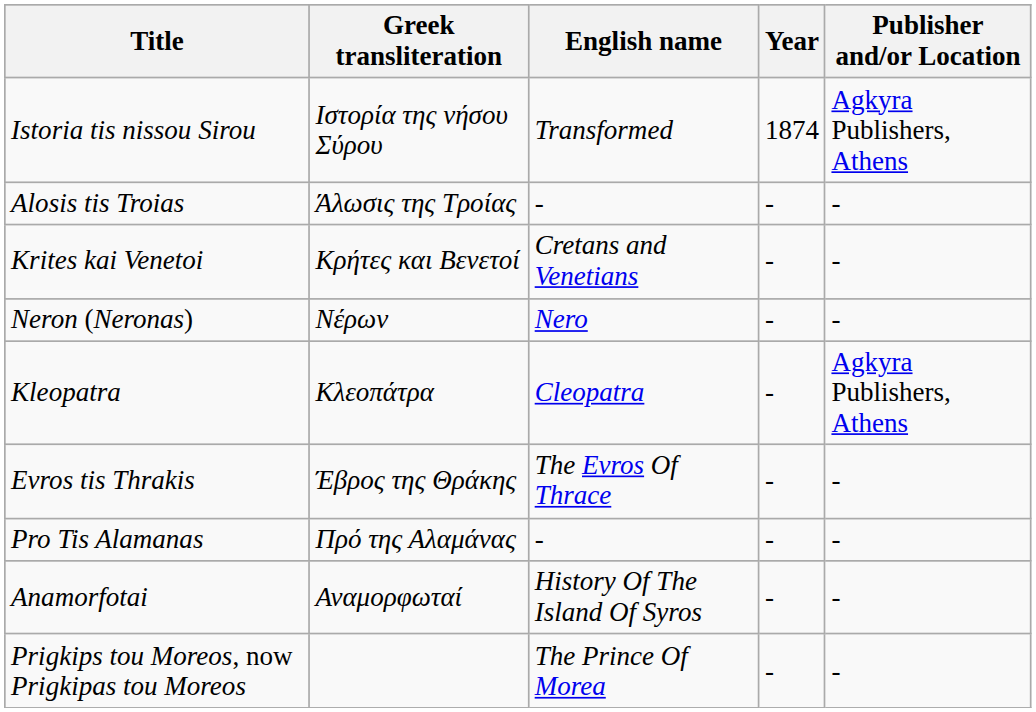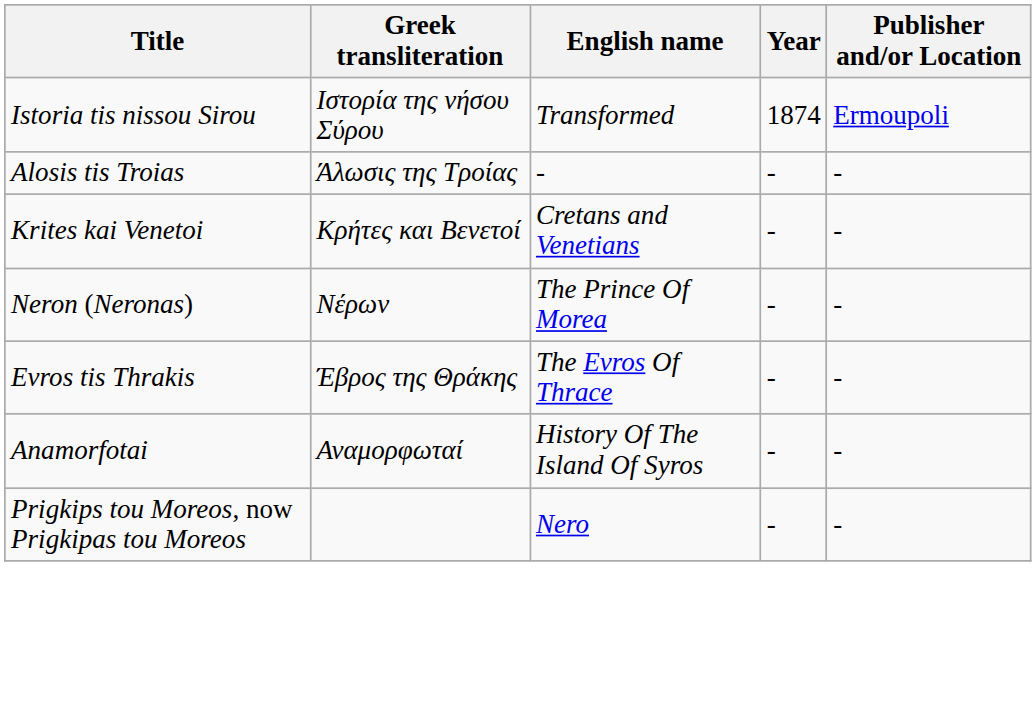(891, 129) Agkyra Publishers, Athens -> (891, 114) Ermoupoli
(561, 319) Nero -> (613, 303) The Prince Of Morea
- row: (66, 392)
- row: (107, 539)
(611, 670) The Prince Of Morea -> (562, 523) Nero
